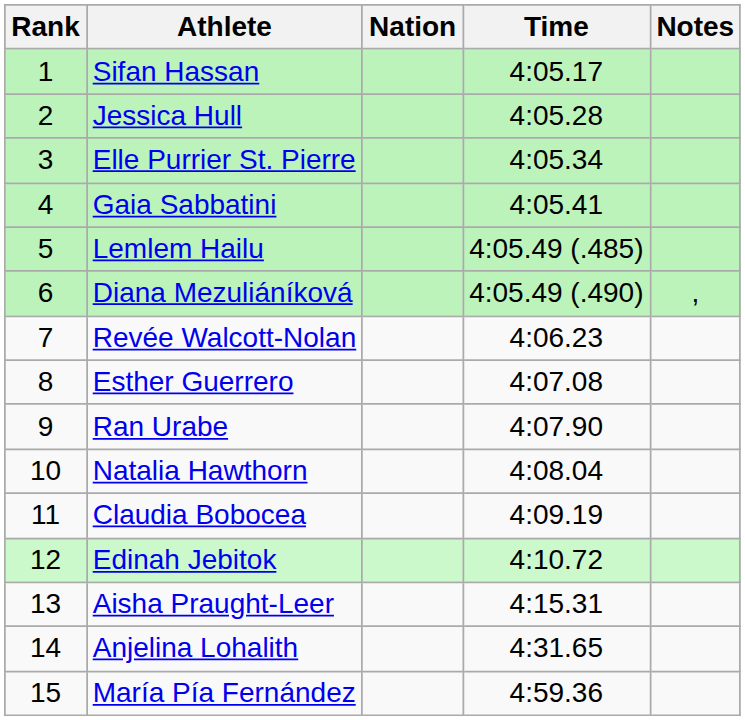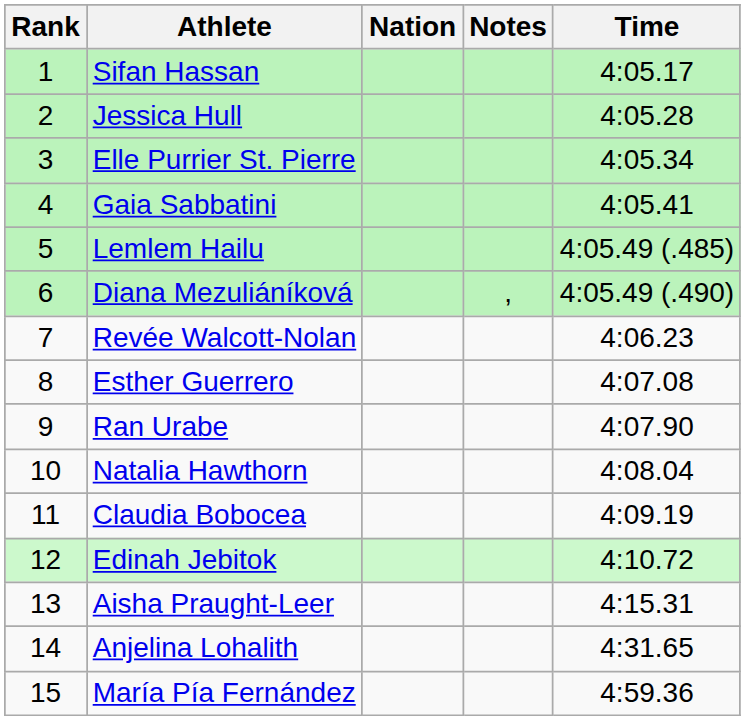columns swapped: (556, 26) <-> (695, 26)
